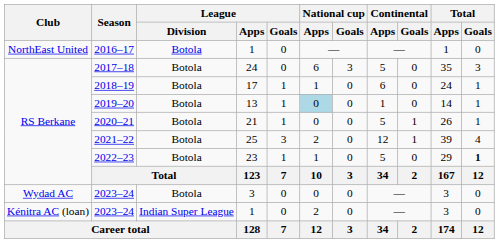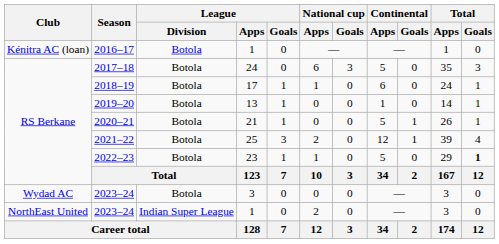(48, 49) NorthEast United -> (48, 49) Kénitra AC (loan)
(316, 103) lightblue background -> (316, 103) no background
(48, 211) Kénitra AC (loan) -> (48, 211) NorthEast United
